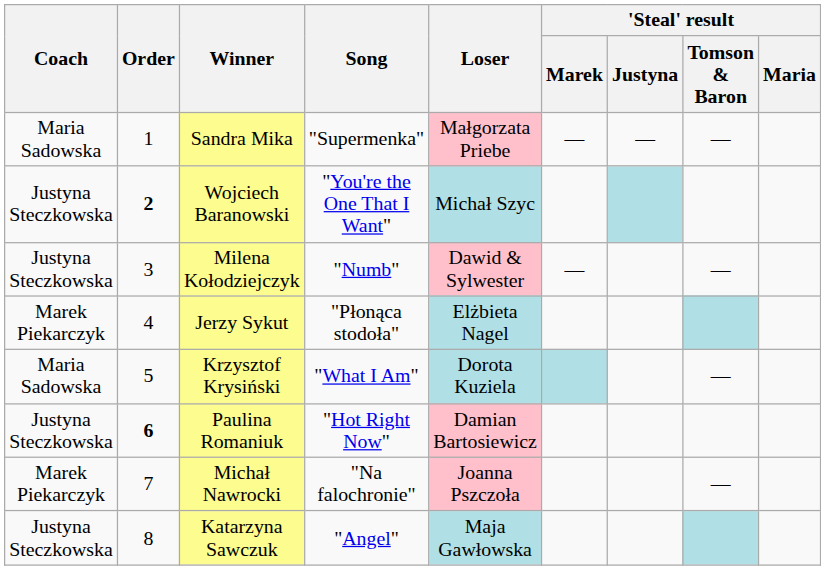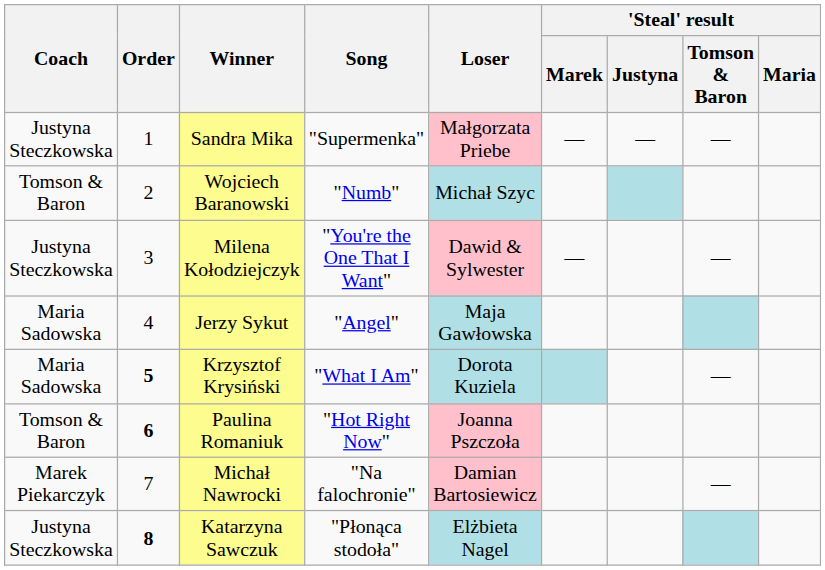(61, 138) Maria Sadowska -> (61, 138) Justyna Steczkowska
(61, 203) Justyna Steczkowska -> (61, 192) Tomson & Baron
(148, 203) bold -> (148, 192) normal
(366, 203) "You're the One That I Want" -> (366, 192) "Numb"
(366, 268) "Numb" -> (366, 257) "You're the One That I Want"
(61, 322) Marek Piekarczyk -> (61, 322) Maria Sadowska
(366, 322) "Płonąca stodoła" -> (366, 322) "Angel"
(485, 322) Elżbieta Nagel -> (485, 322) Maja Gawłowska
(148, 376) normal -> (148, 376) bold
(61, 430) Justyna Steczkowska -> (61, 430) Tomson & Baron
(485, 430) Damian Bartosiewicz -> (485, 430) Joanna Pszczoła
(485, 483) Joanna Pszczoła -> (485, 483) Damian Bartosiewicz
(148, 537) normal -> (148, 537) bold
(366, 537) "Angel" -> (366, 537) "Płonąca stodoła"
(485, 537) Maja Gawłowska -> (485, 537) Elżbieta Nagel
